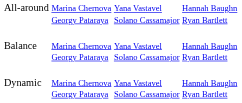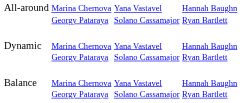rows swapped: (20, 45) <-> (23, 82)
